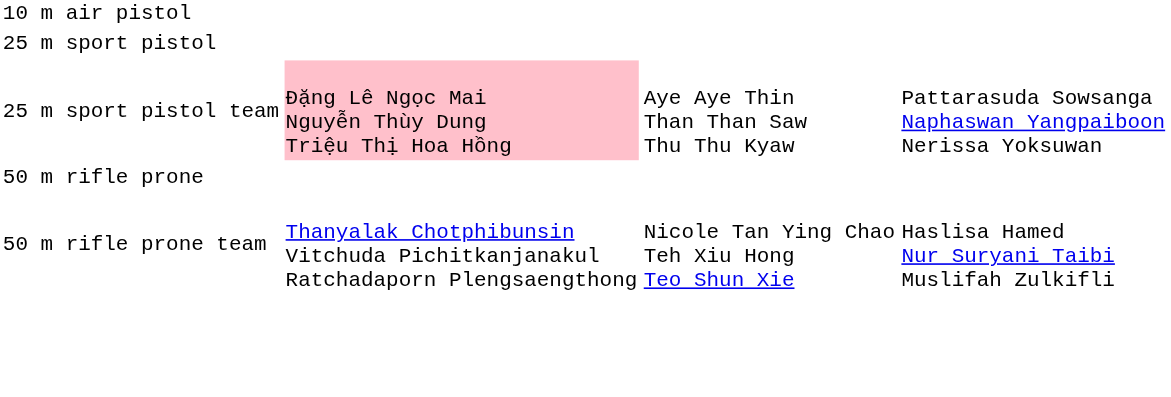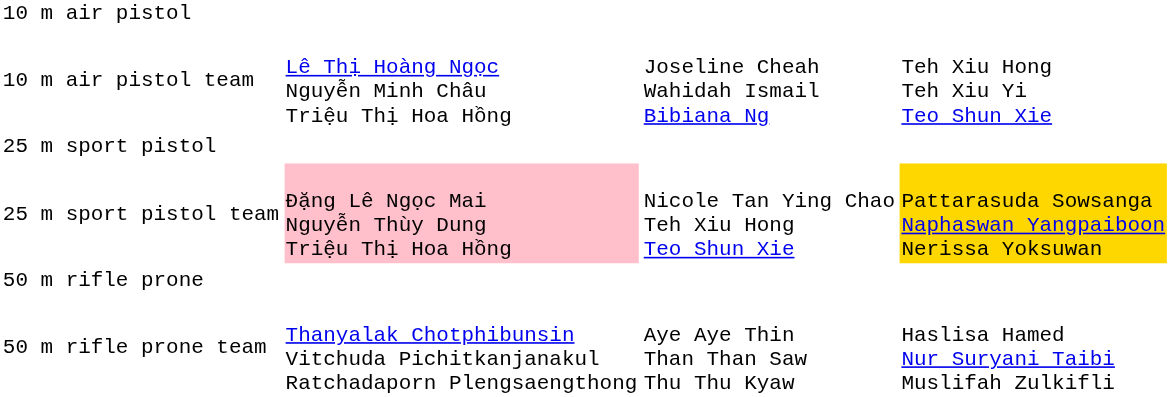+ row: (128, 80)
(725, 122) Aye Aye Thin Than Than Saw Thu Thu Kyaw -> (769, 225) Nicole Tan Ying Chao Teh Xiu Hong Teo Shun Xie
(1033, 122) no background -> (1033, 225) gold background
(769, 256) Nicole Tan Ying Chao Teh Xiu Hong Teo Shun Xie -> (725, 359) Aye Aye Thin Than Than Saw Thu Thu Kyaw
